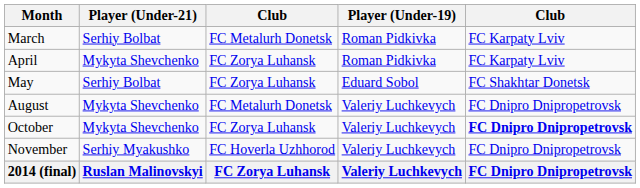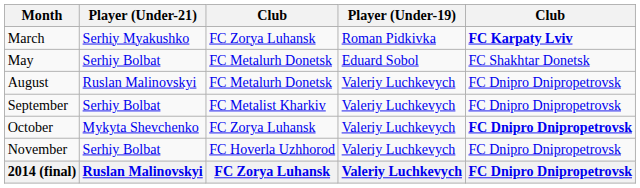(122, 37) Serhiy Bolbat -> (136, 37) Serhiy Myakushko
(271, 37) FC Metalurh Donetsk -> (262, 37) FC Zorya Luhansk
(517, 37) normal -> (520, 37) bold
- row: (23, 60)
(262, 82) FC Zorya Luhansk -> (271, 60) FC Metalurh Donetsk
(141, 104) Mykyta Shevchenko -> (140, 82) Ruslan Malinovskyi
+ row: (38, 104)
(136, 149) Serhiy Myakushko -> (122, 149) Serhiy Bolbat
